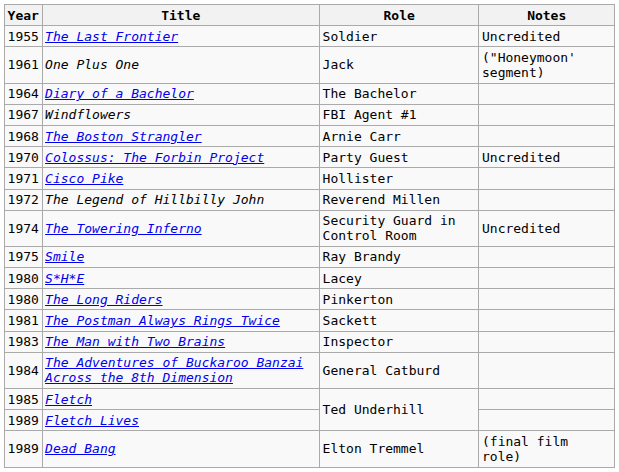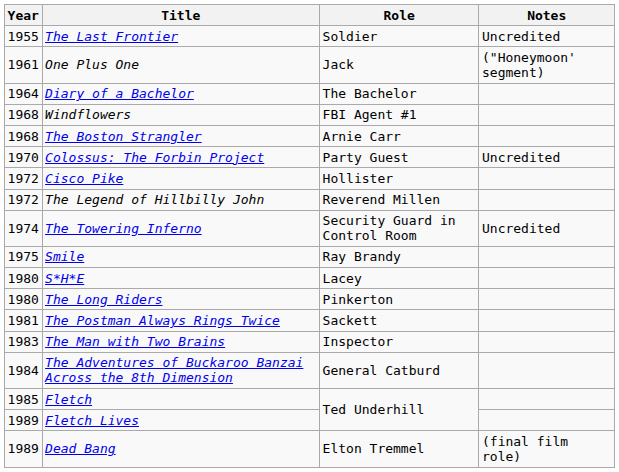(23, 115) 1967 -> (23, 115) 1968
(23, 178) 1971 -> (23, 178) 1972
